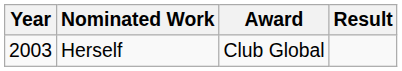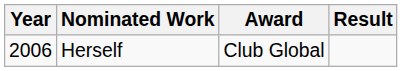(31, 50) 2003 -> (31, 50) 2006
